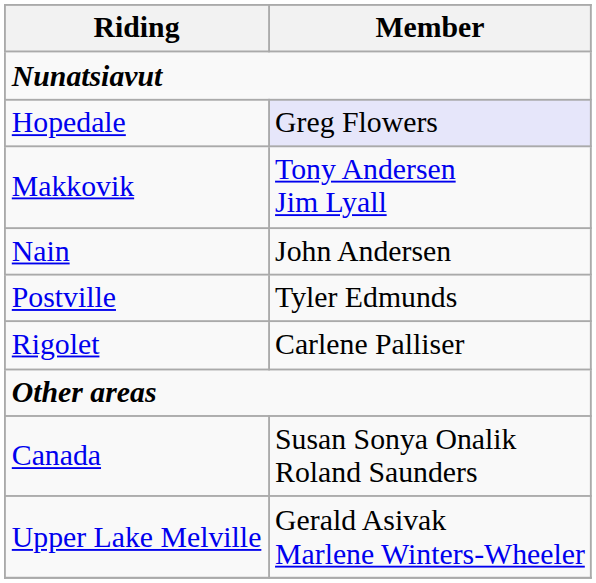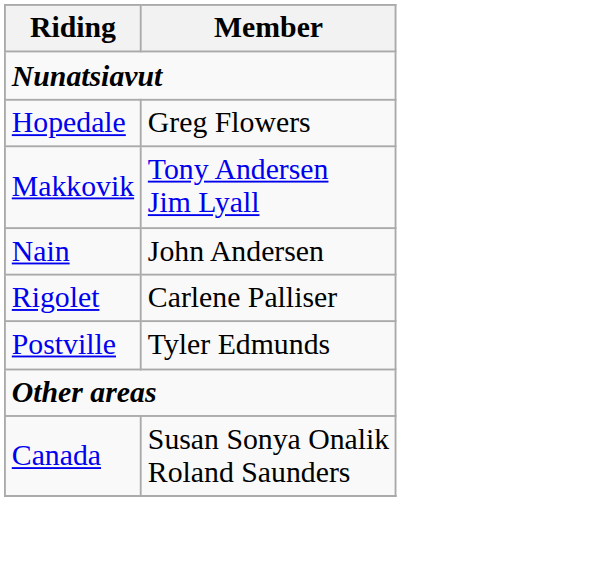(356, 122) lavender background -> (229, 122) no background
rows swapped: (64, 297) <-> (56, 344)
- row: (137, 536)
